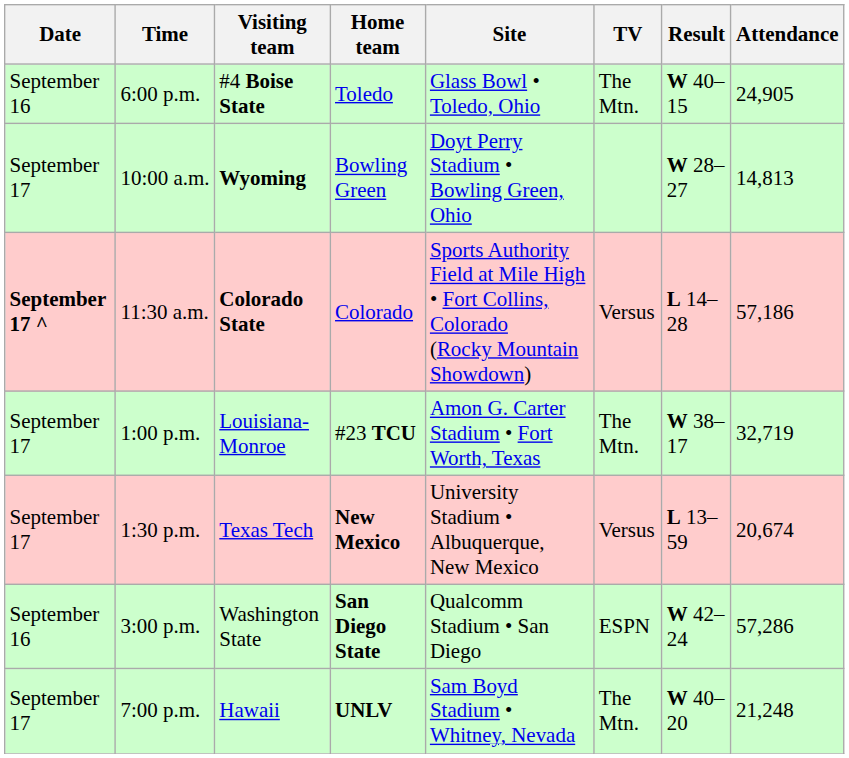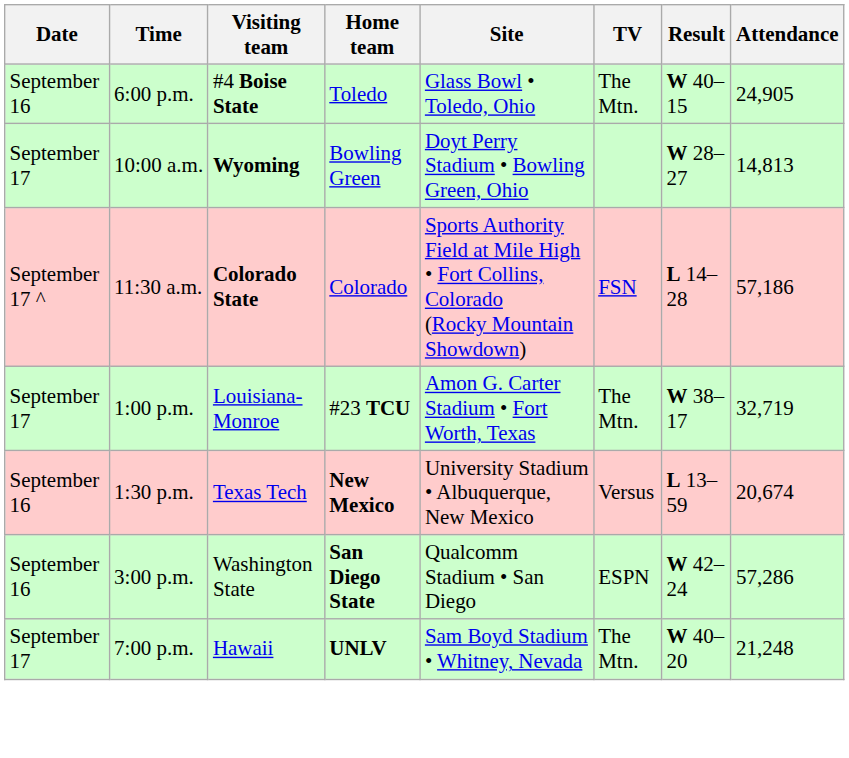(58, 312) bold -> (54, 287) normal
(627, 312) Versus -> (617, 287) FSN
(54, 530) September 17 -> (54, 492) September 16
